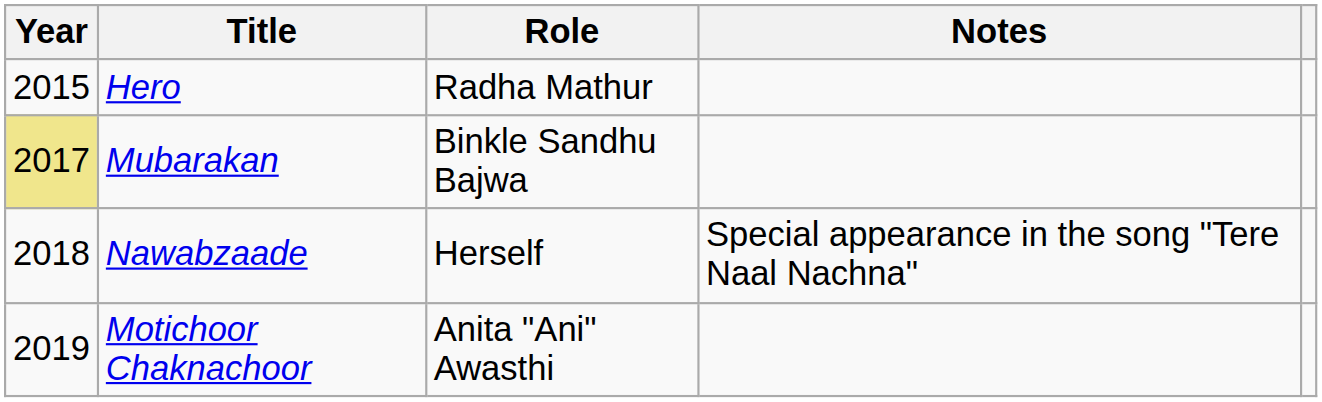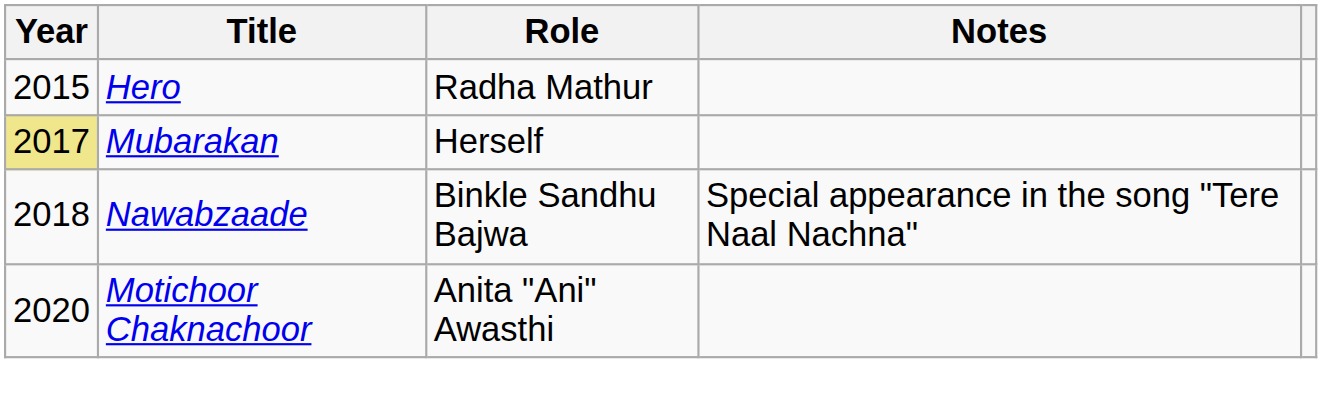(545, 160) Binkle Sandhu Bajwa -> (488, 141) Herself
(488, 254) Herself -> (545, 215) Binkle Sandhu Bajwa
(51, 348) 2019 -> (51, 309) 2020
